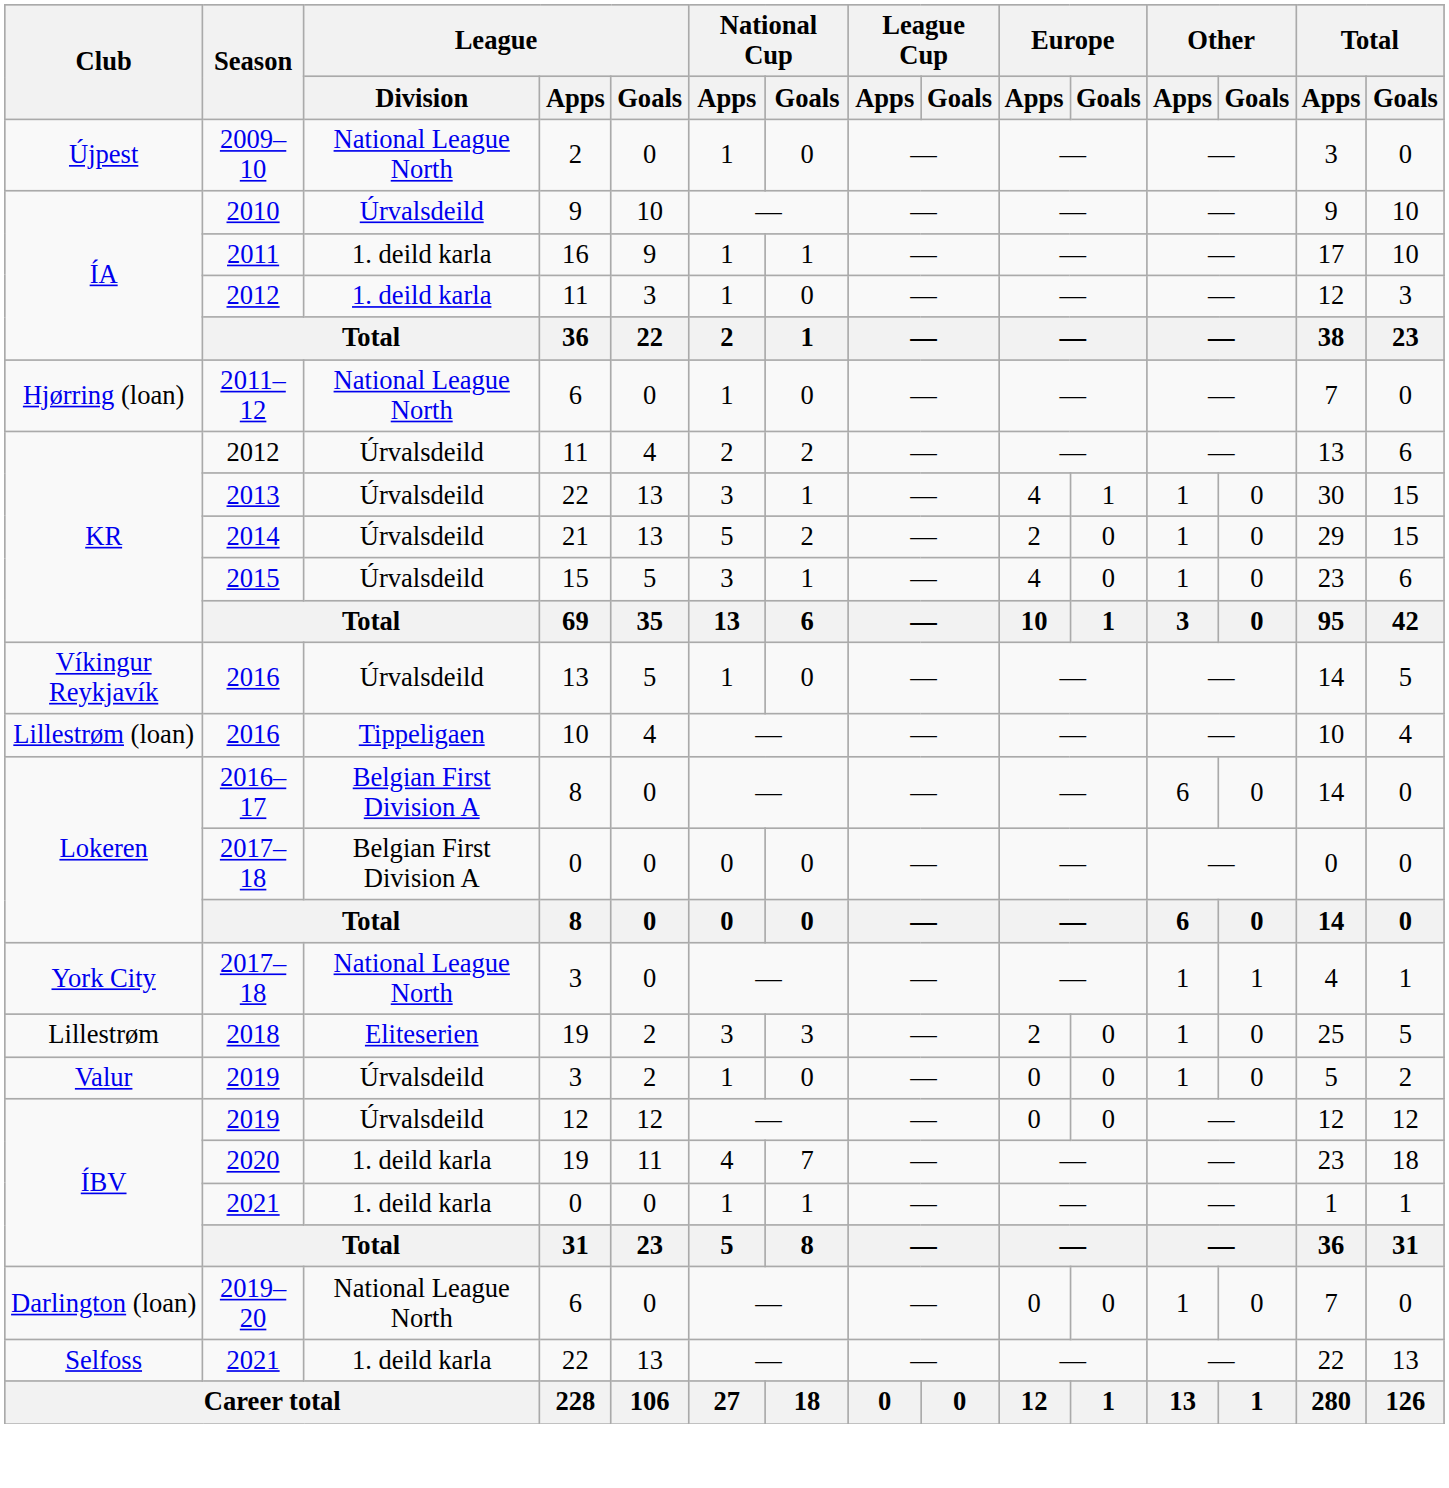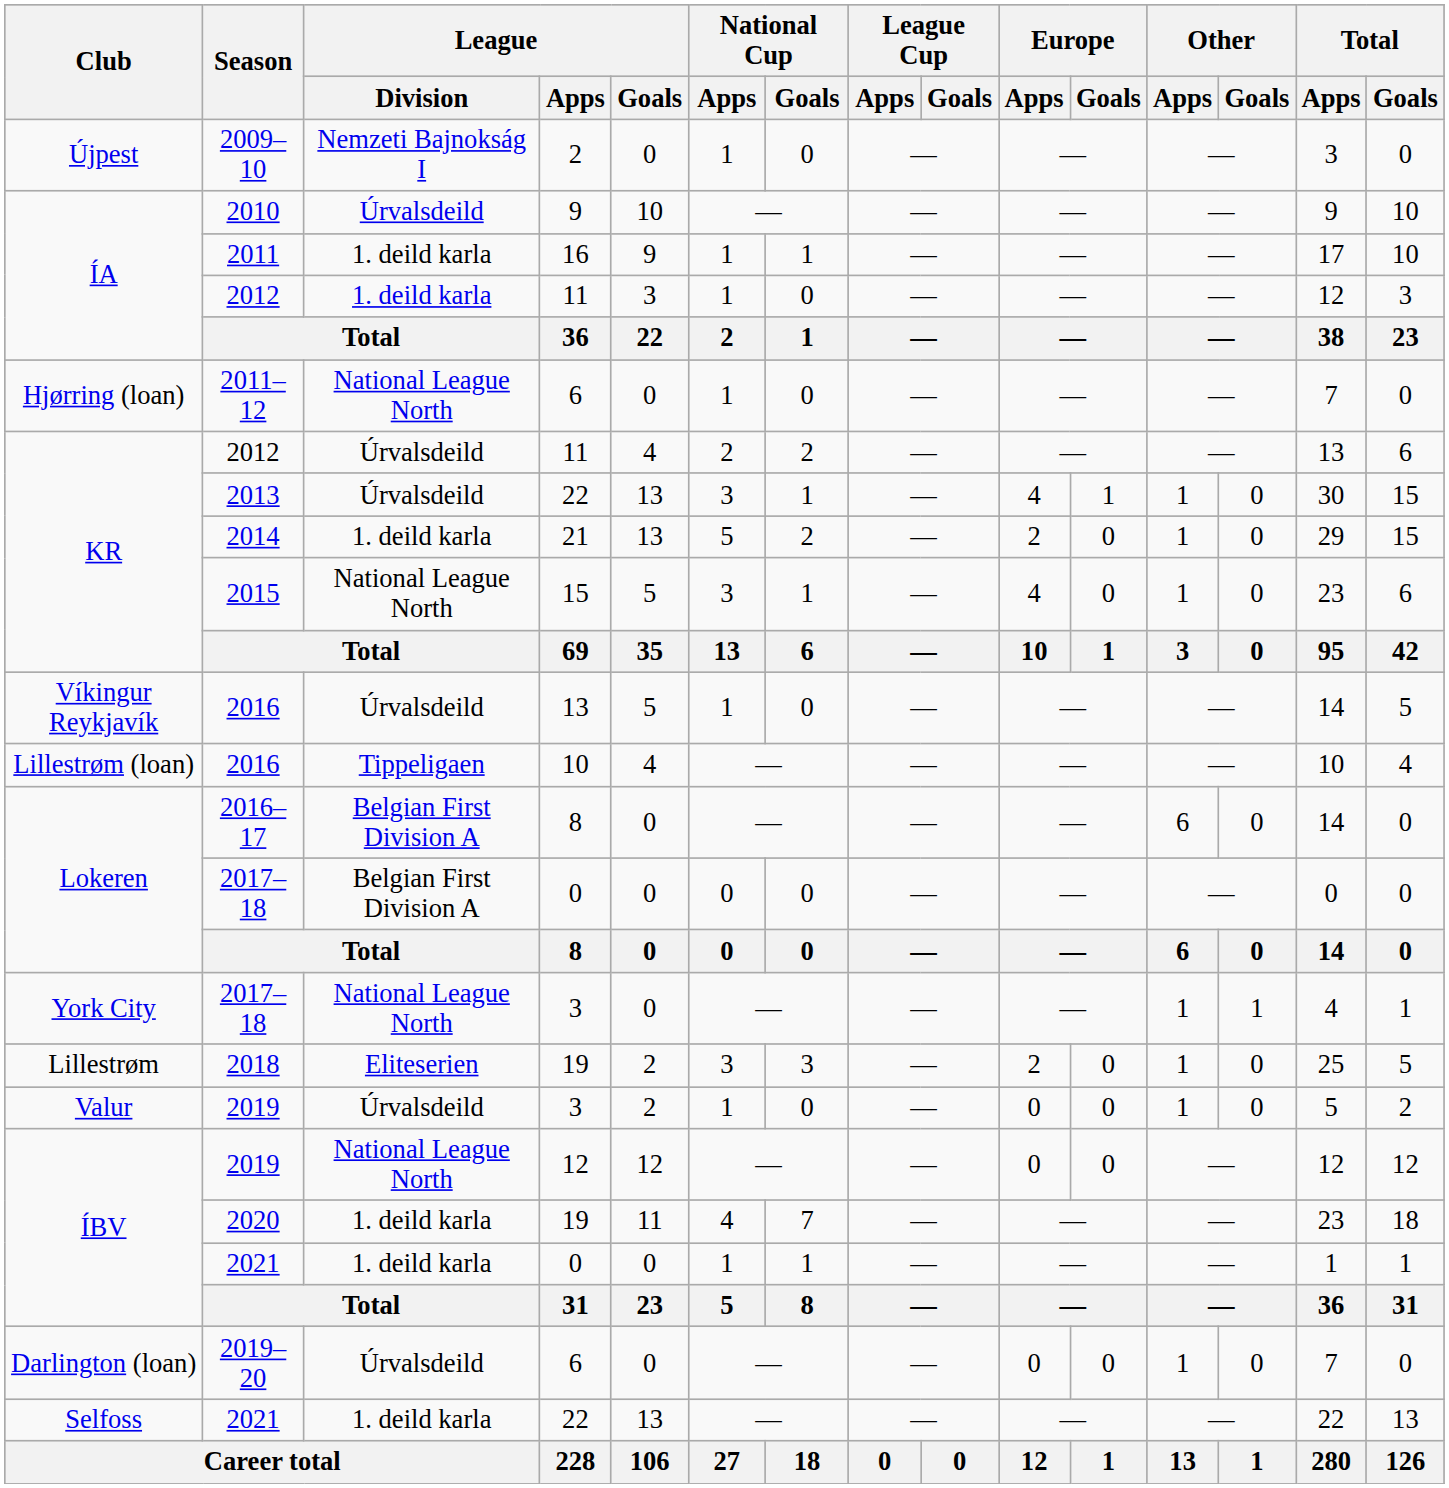(422, 154) National League North -> (422, 154) Nemzeti Bajnokság I
(422, 536) Úrvalsdeild -> (422, 536) 1. deild karla
(422, 578) Úrvalsdeild -> (422, 593) National League North
(422, 1119) Úrvalsdeild -> (422, 1164) National League North
(422, 1302) National League North -> (422, 1362) Úrvalsdeild
